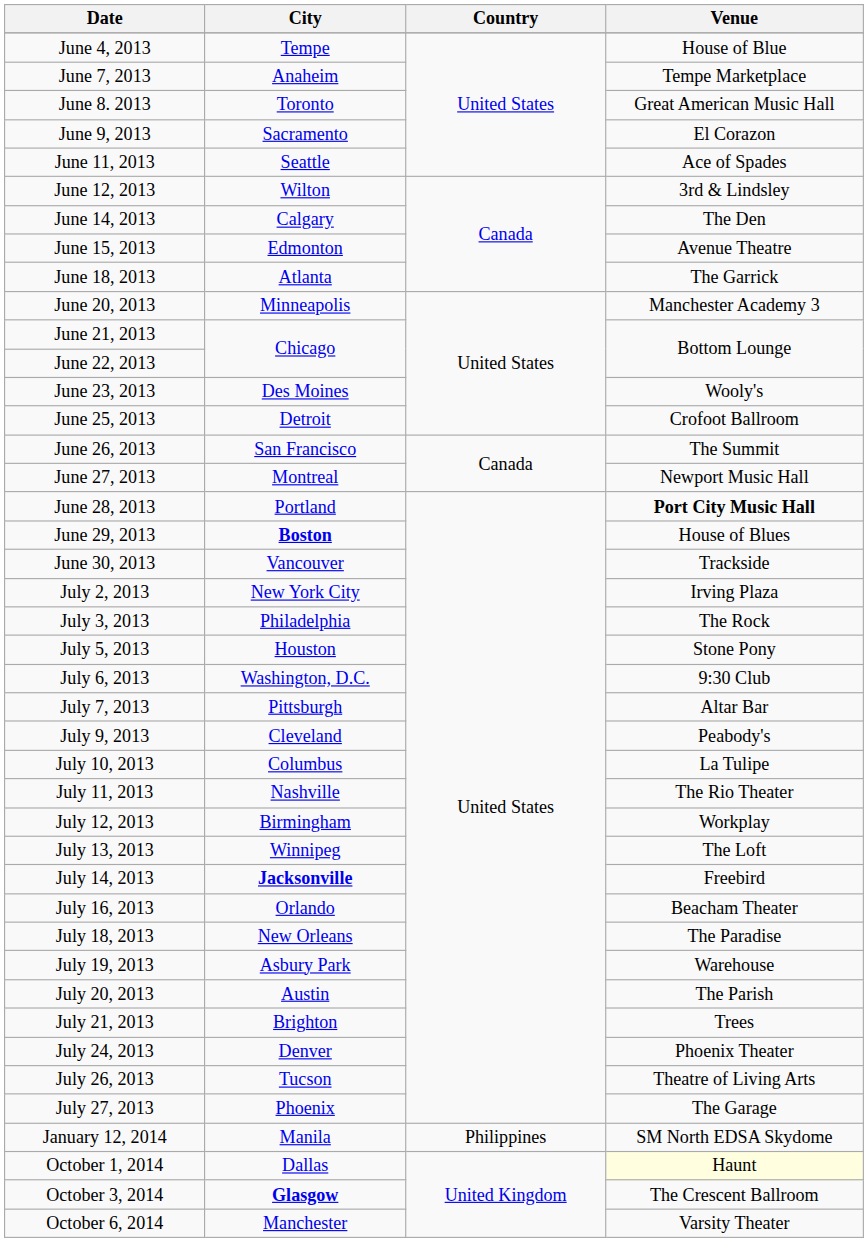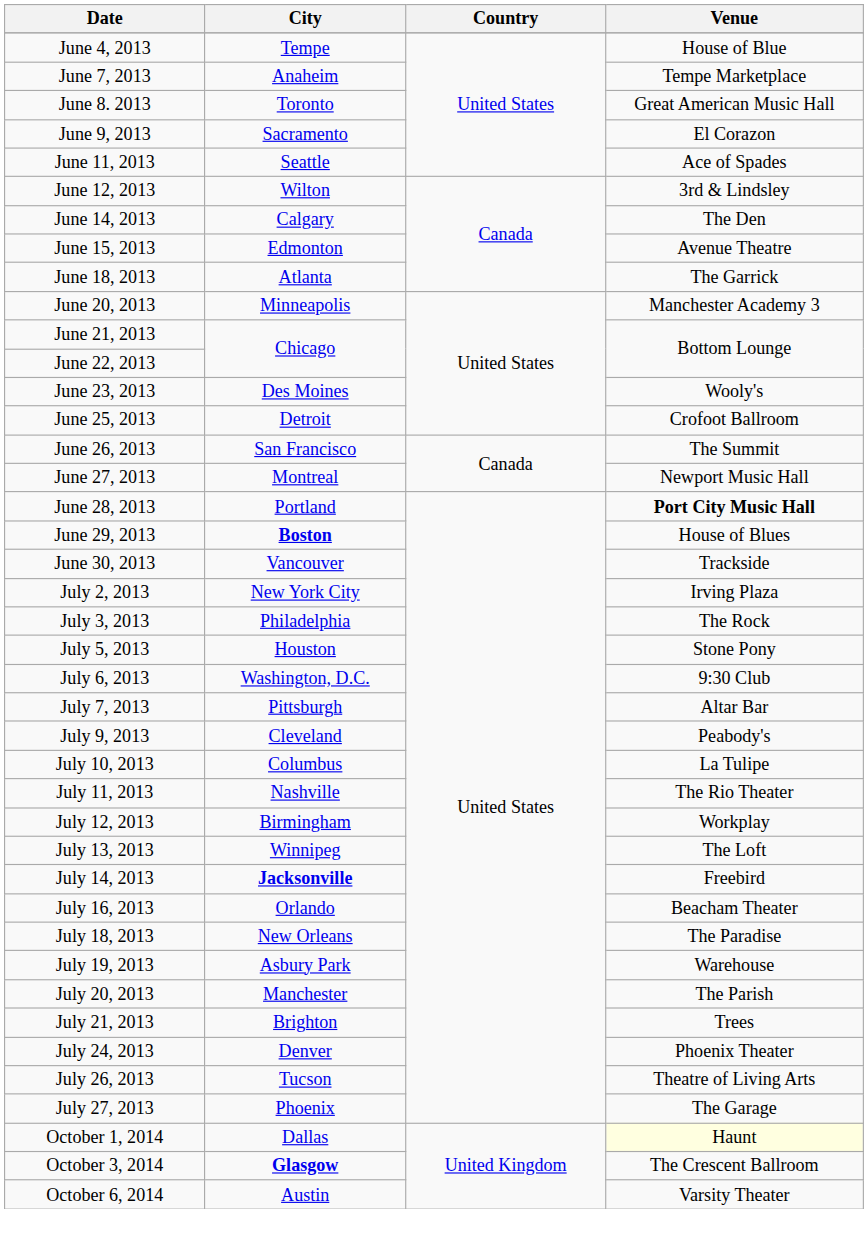(305, 993) Austin -> (305, 993) Manchester
- row: (105, 1137)
(305, 1223) Manchester -> (305, 1194) Austin
